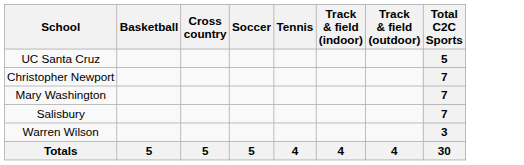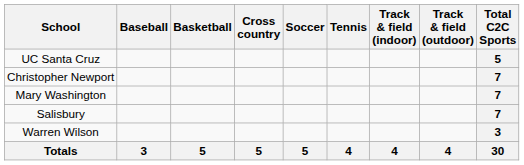+ column: (144, 27)
